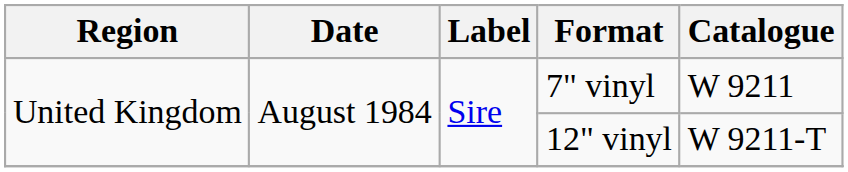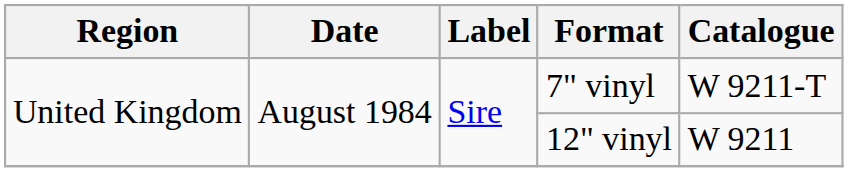(741, 85) W 9211 -> (757, 85) W 9211-T
(757, 138) W 9211-T -> (741, 138) W 9211
